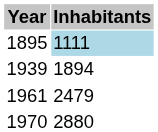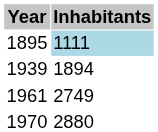(74, 96) 2479 -> (74, 96) 2749
